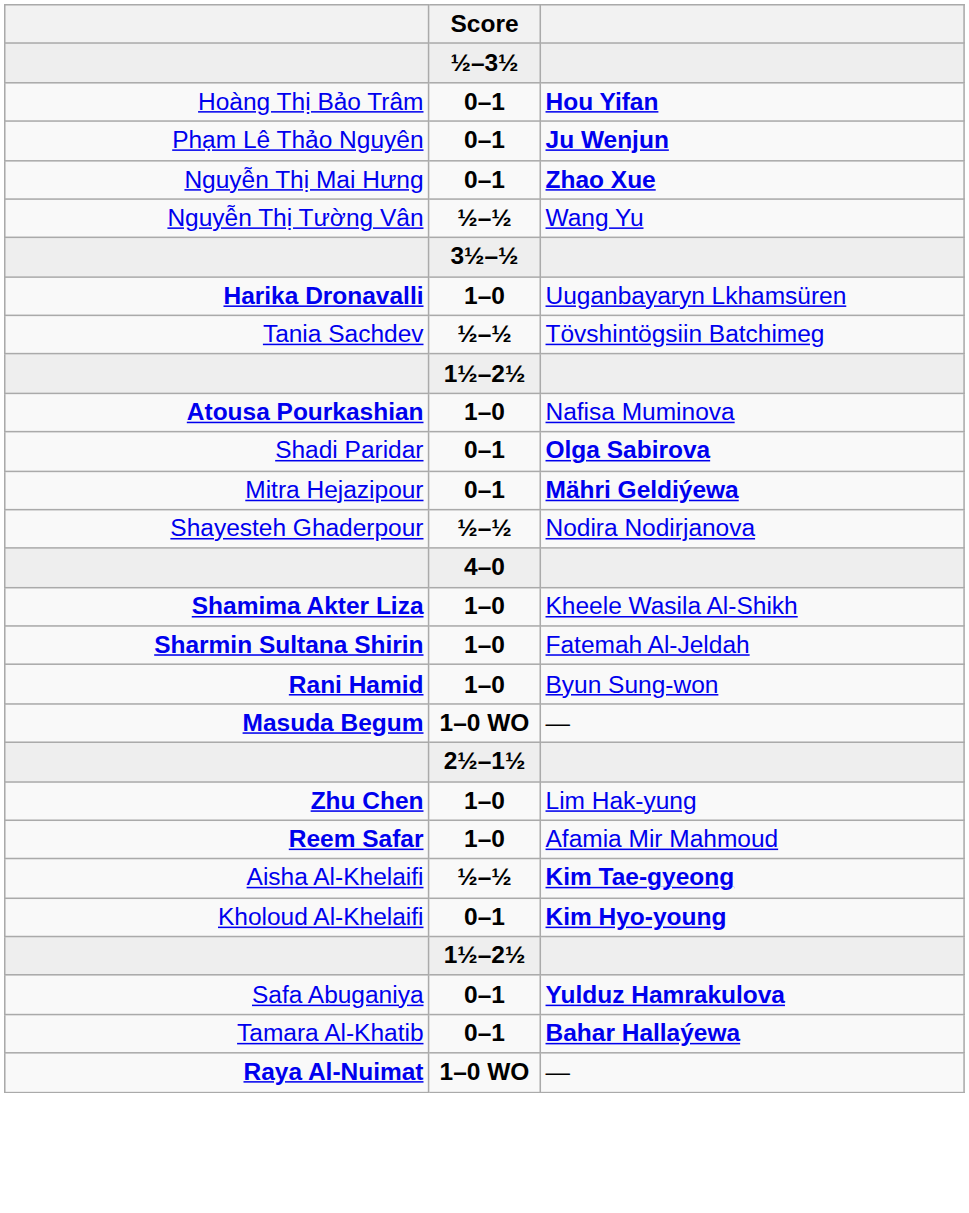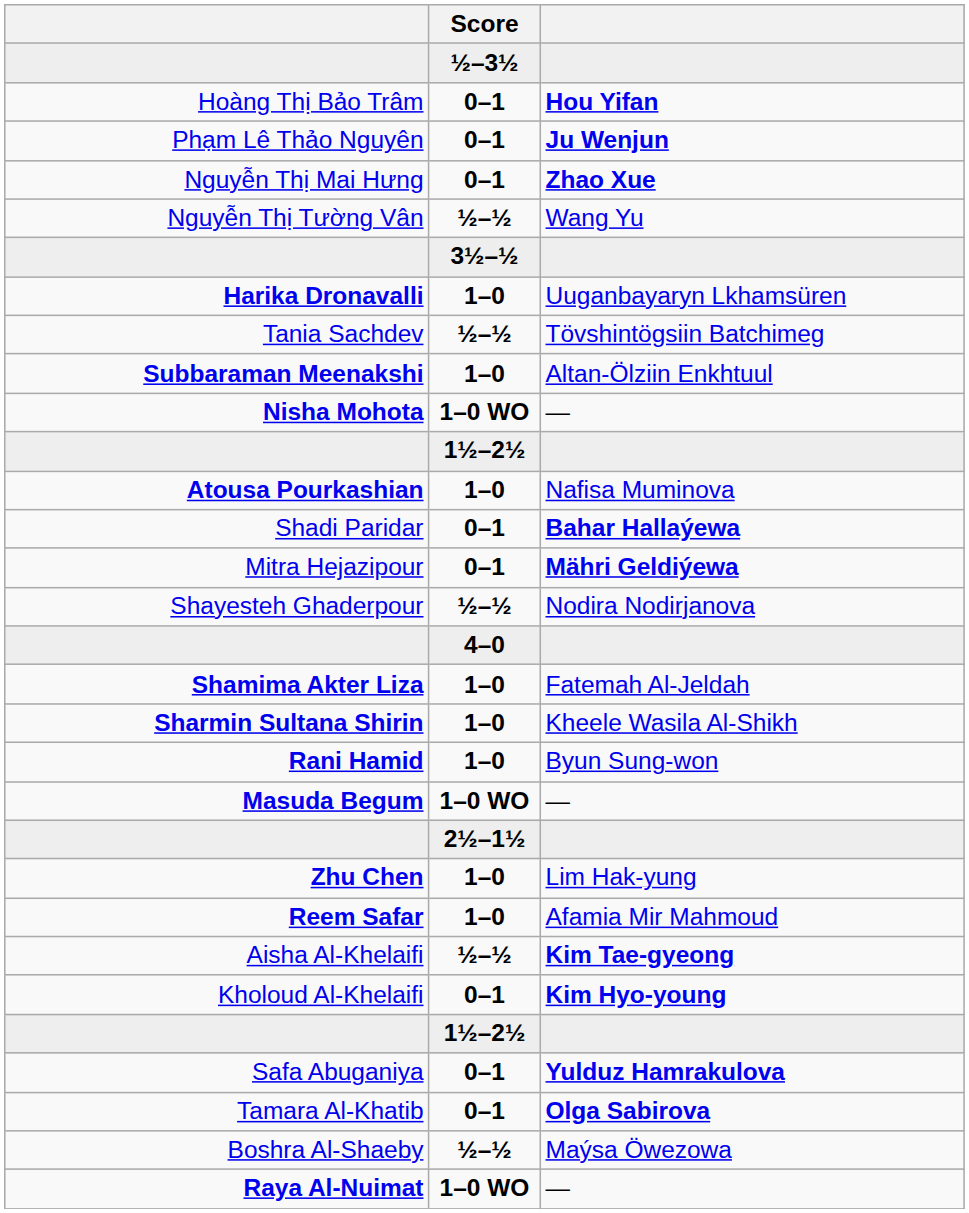+ row: (283, 373)
+ row: (343, 412)
(628, 450) Olga Sabirova -> (643, 528) Bahar Hallaýewa
(672, 606) Kheele Wasila Al-Shikh -> (648, 683) Fatemah Al-Jeldah
(648, 645) Fatemah Al-Jeldah -> (672, 722) Kheele Wasila Al-Shikh
(643, 1033) Bahar Hallaýewa -> (628, 1110) Olga Sabirova
+ row: (326, 1149)
